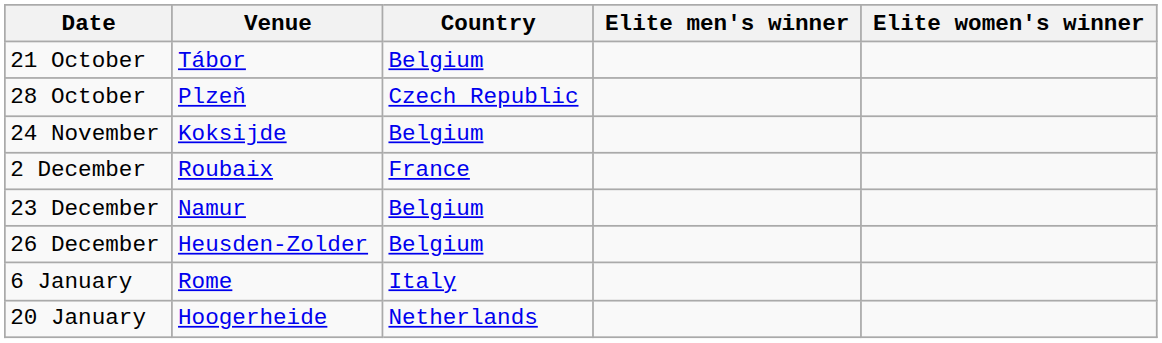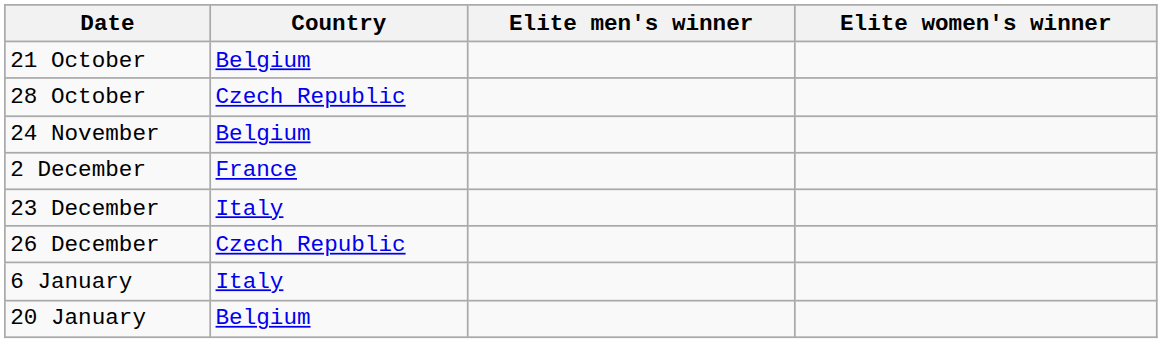- column: (278, 23)
(436, 208) Belgium -> (249, 208) Italy
(436, 245) Belgium -> (311, 245) Czech Republic
(463, 318) Netherlands -> (263, 318) Belgium
